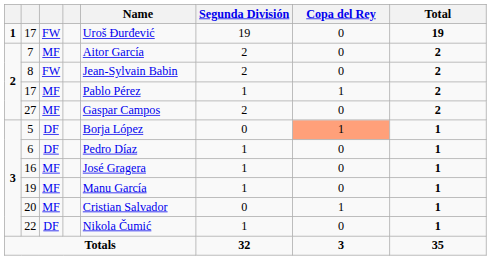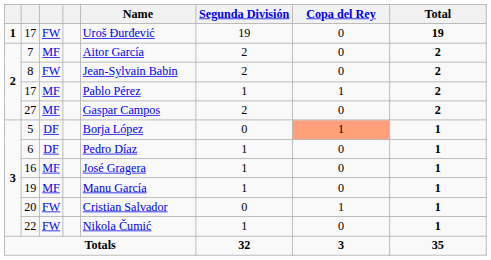(51, 206) MF -> (51, 206) FW
(51, 226) DF -> (51, 226) FW
